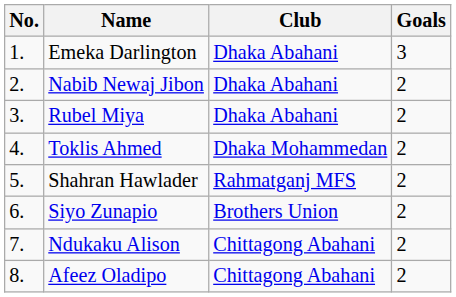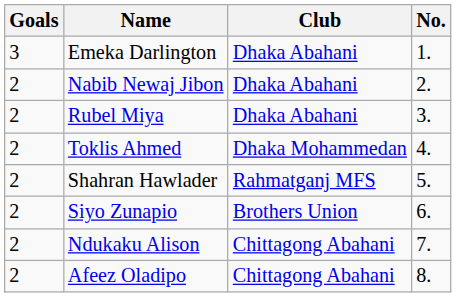columns swapped: (24, 20) <-> (421, 20)
